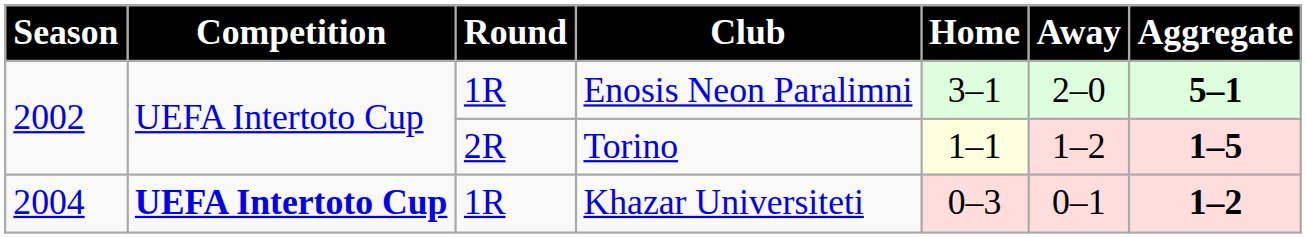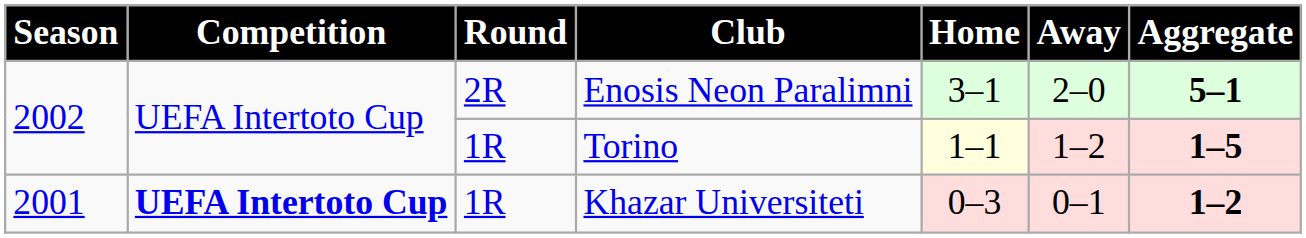(485, 89) 1R -> (485, 89) 2R
(485, 145) 2R -> (485, 145) 1R
(49, 202) 2004 -> (49, 202) 2001
